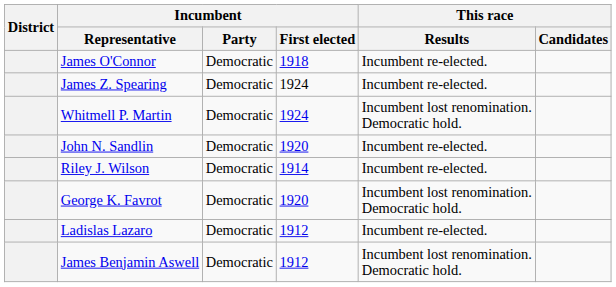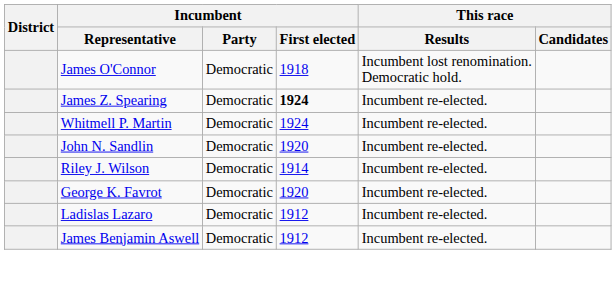(425, 61) Incumbent re-elected. -> (447, 69) Incumbent lost renomination. Democratic hold.
(294, 84) normal -> (294, 100) bold
(447, 115) Incumbent lost renomination. Democratic hold. -> (425, 123) Incumbent re-elected.
(447, 200) Incumbent lost renomination. Democratic hold. -> (425, 191) Incumbent re-elected.
(447, 261) Incumbent lost renomination. Democratic hold. -> (425, 237) Incumbent re-elected.
